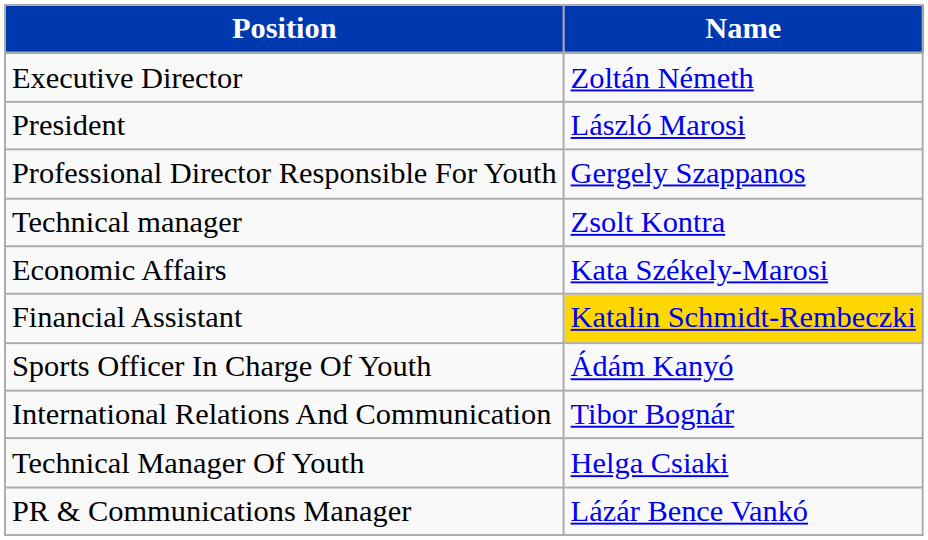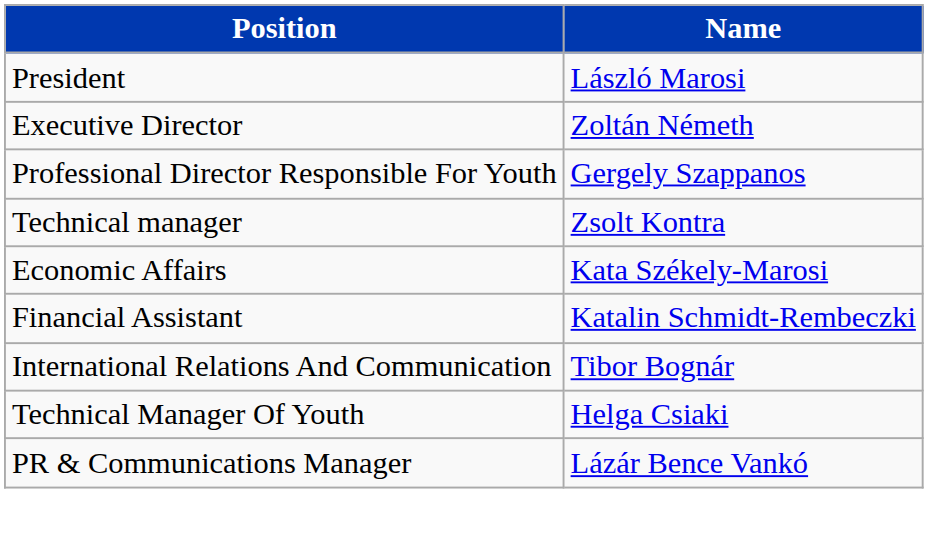rows swapped: (69, 125) <-> (127, 76)
(743, 317) gold background -> (743, 317) no background
- row: (222, 366)
